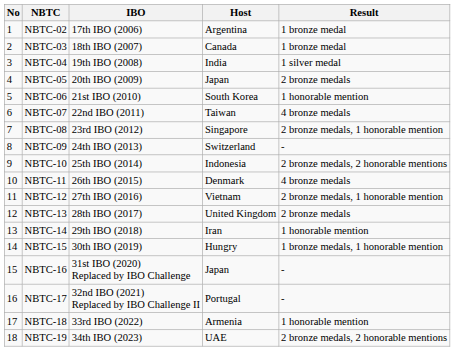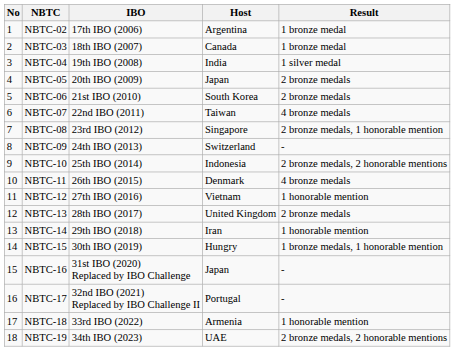(325, 96) 1 honorable mention -> (316, 96) 2 bronze medals
(362, 197) 2 bronze medals, 1 honorable mention -> (325, 197) 1 honorable mention
